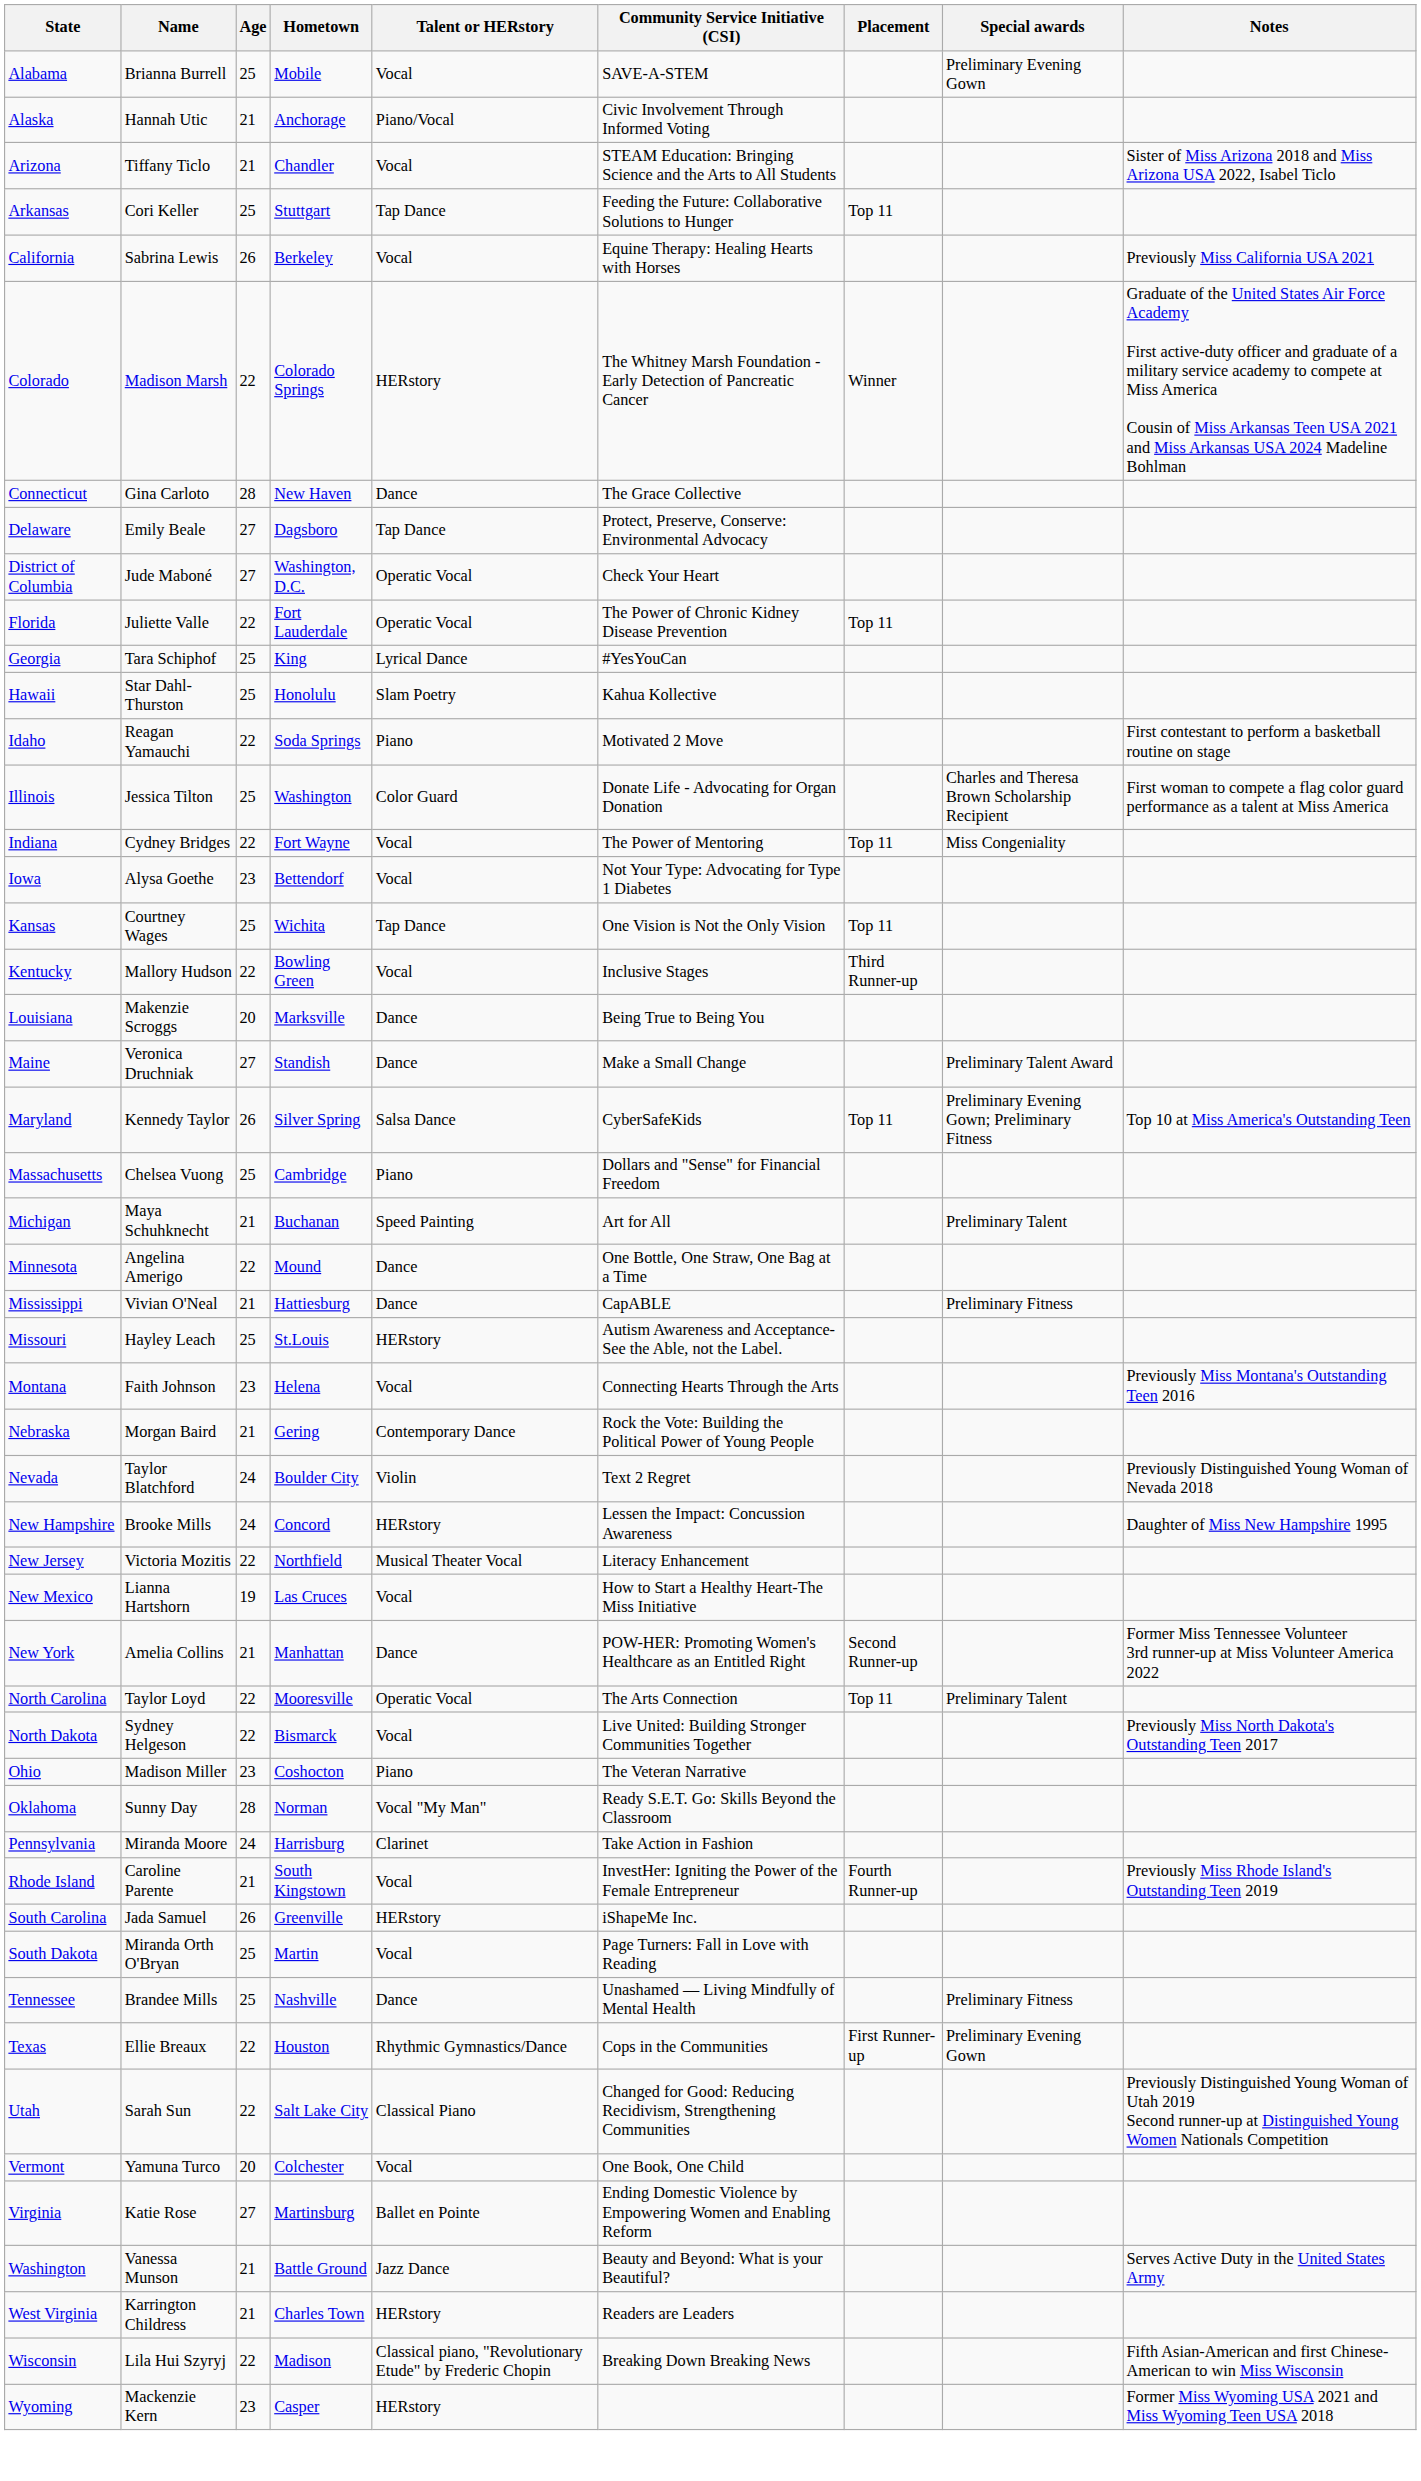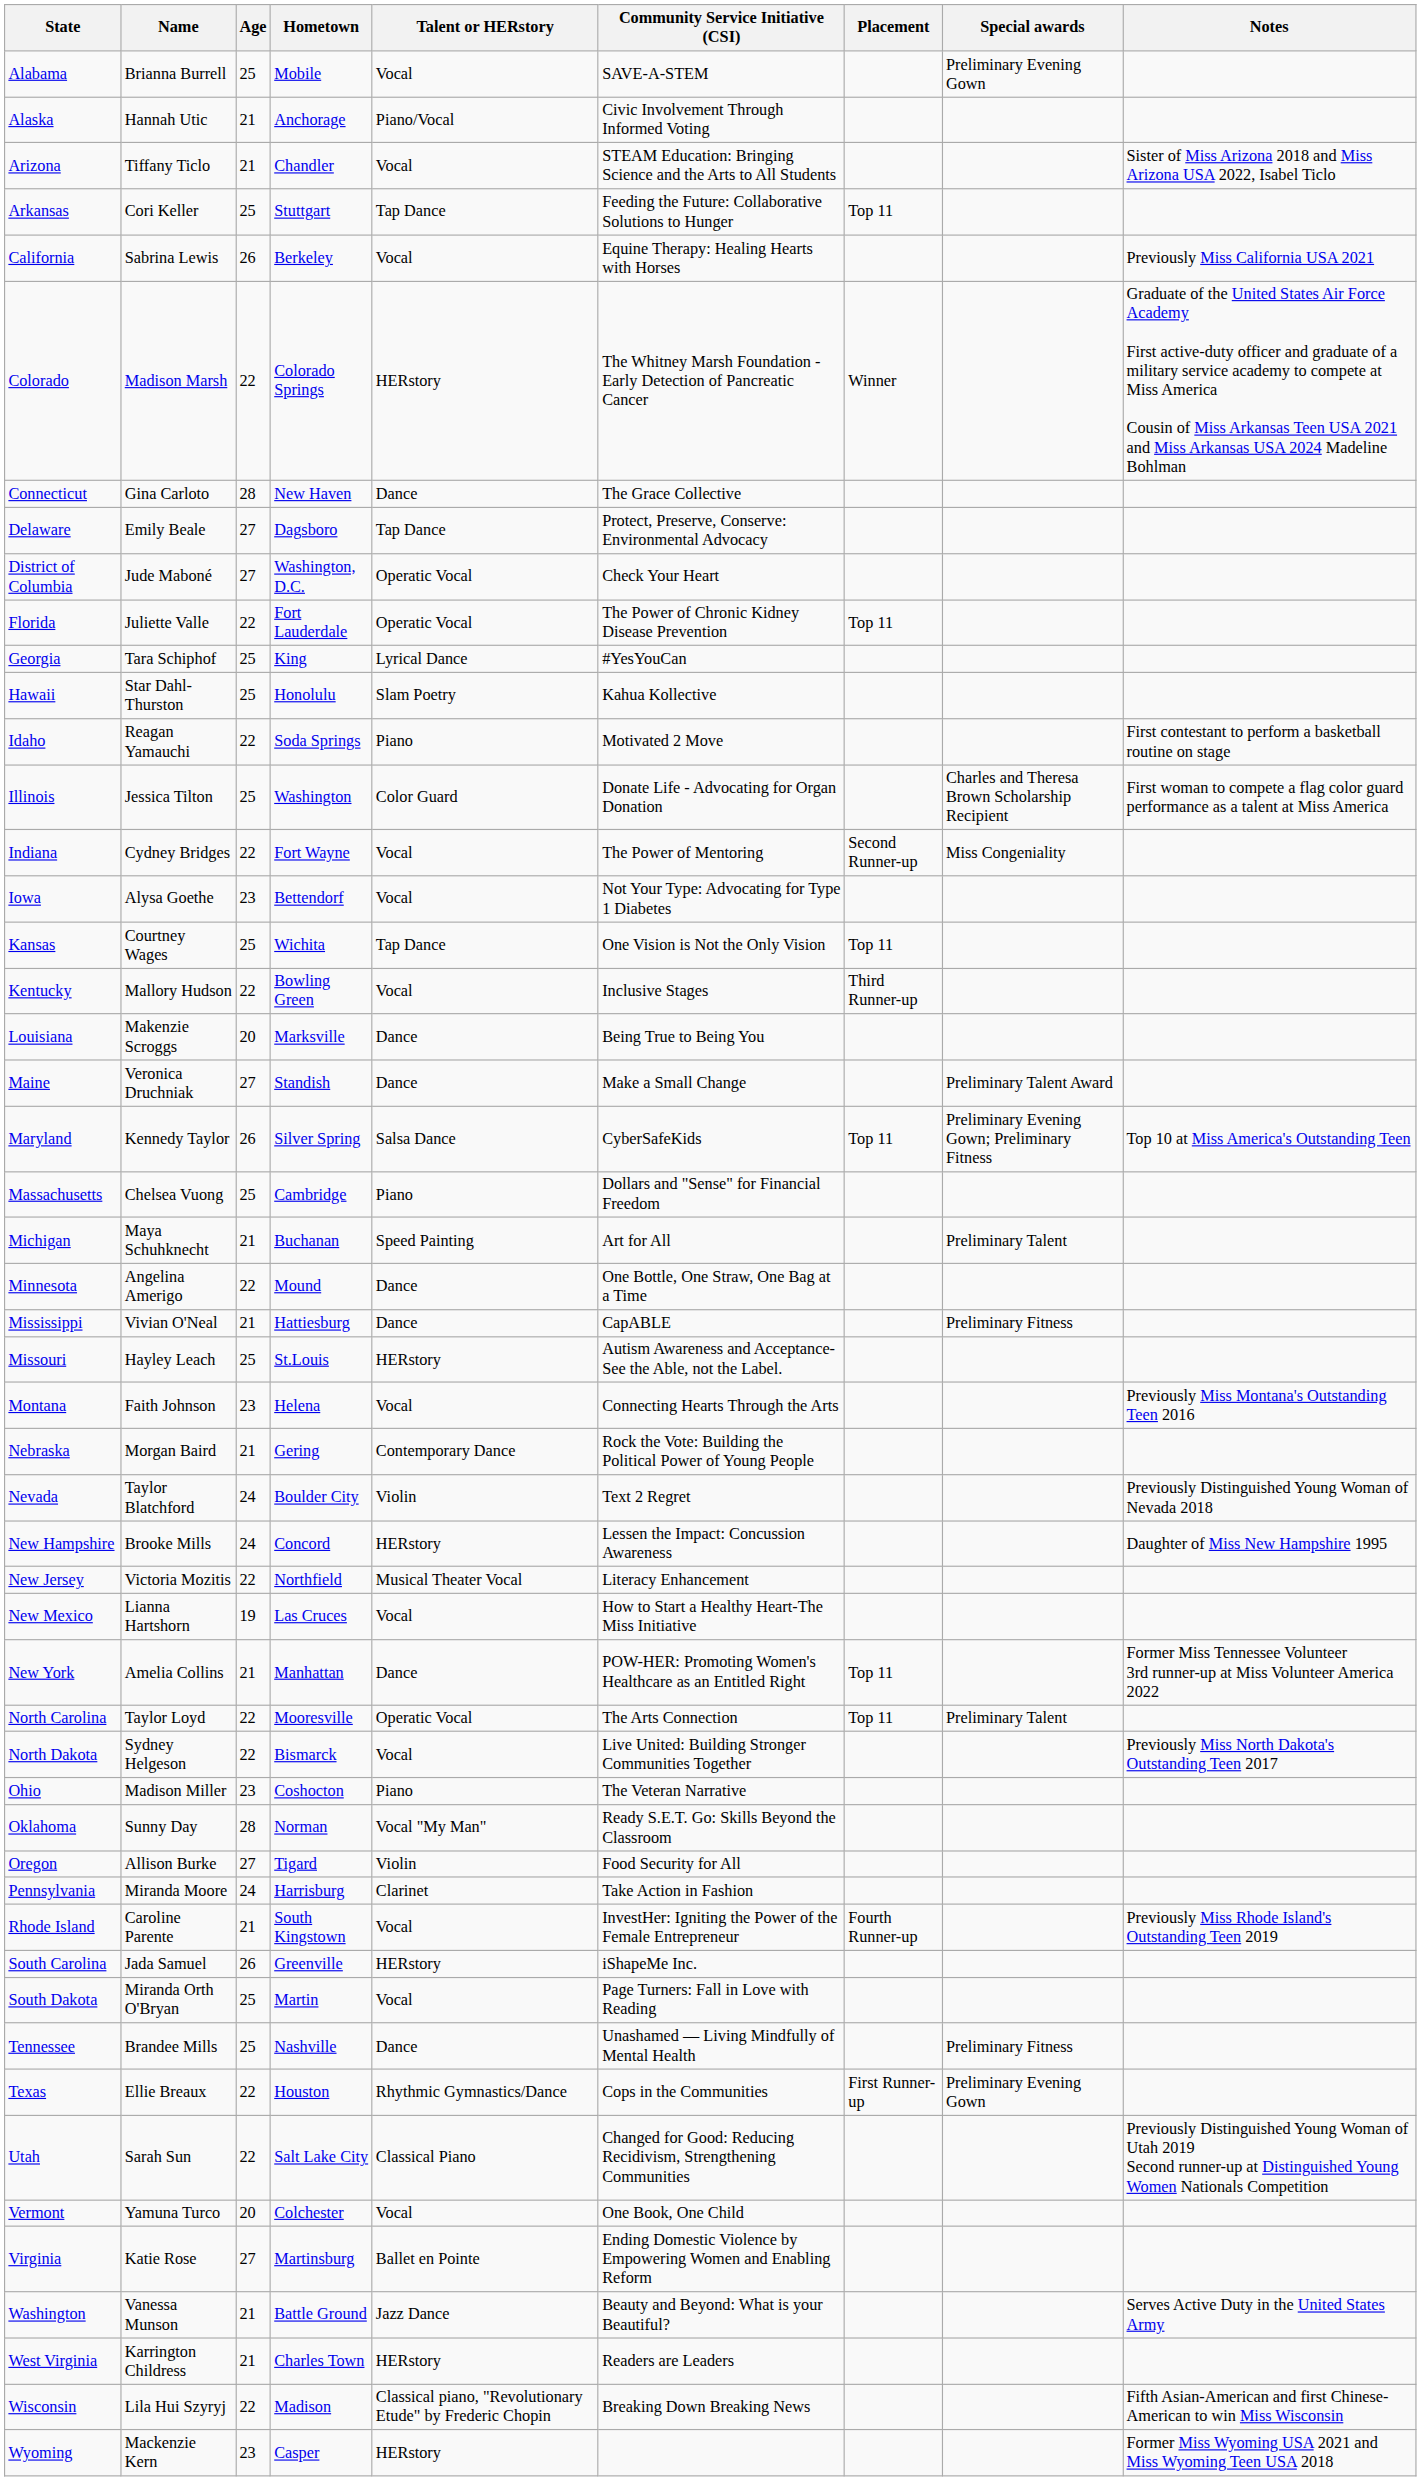(871, 843) Top 11 -> (883, 853) Second Runner-up
(883, 1653) Second Runner-up -> (871, 1672) Top 11
+ row: (33, 1864)
